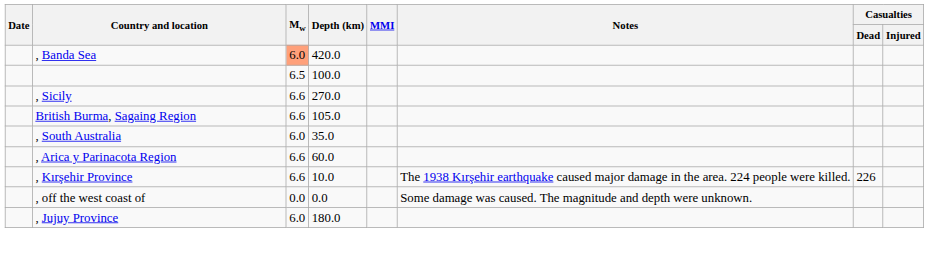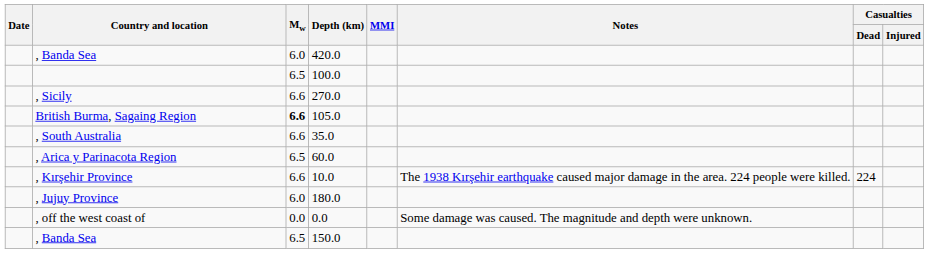(297, 55) lightsalmon background -> (297, 55) no background
(297, 116) normal -> (297, 116) bold
(297, 136) 6.0 -> (297, 136) 6.6
(297, 156) 6.6 -> (297, 156) 6.5
(866, 177) 226 -> (866, 177) 224
rows swapped: (77, 217) <-> (90, 197)
+ row: (66, 237)
